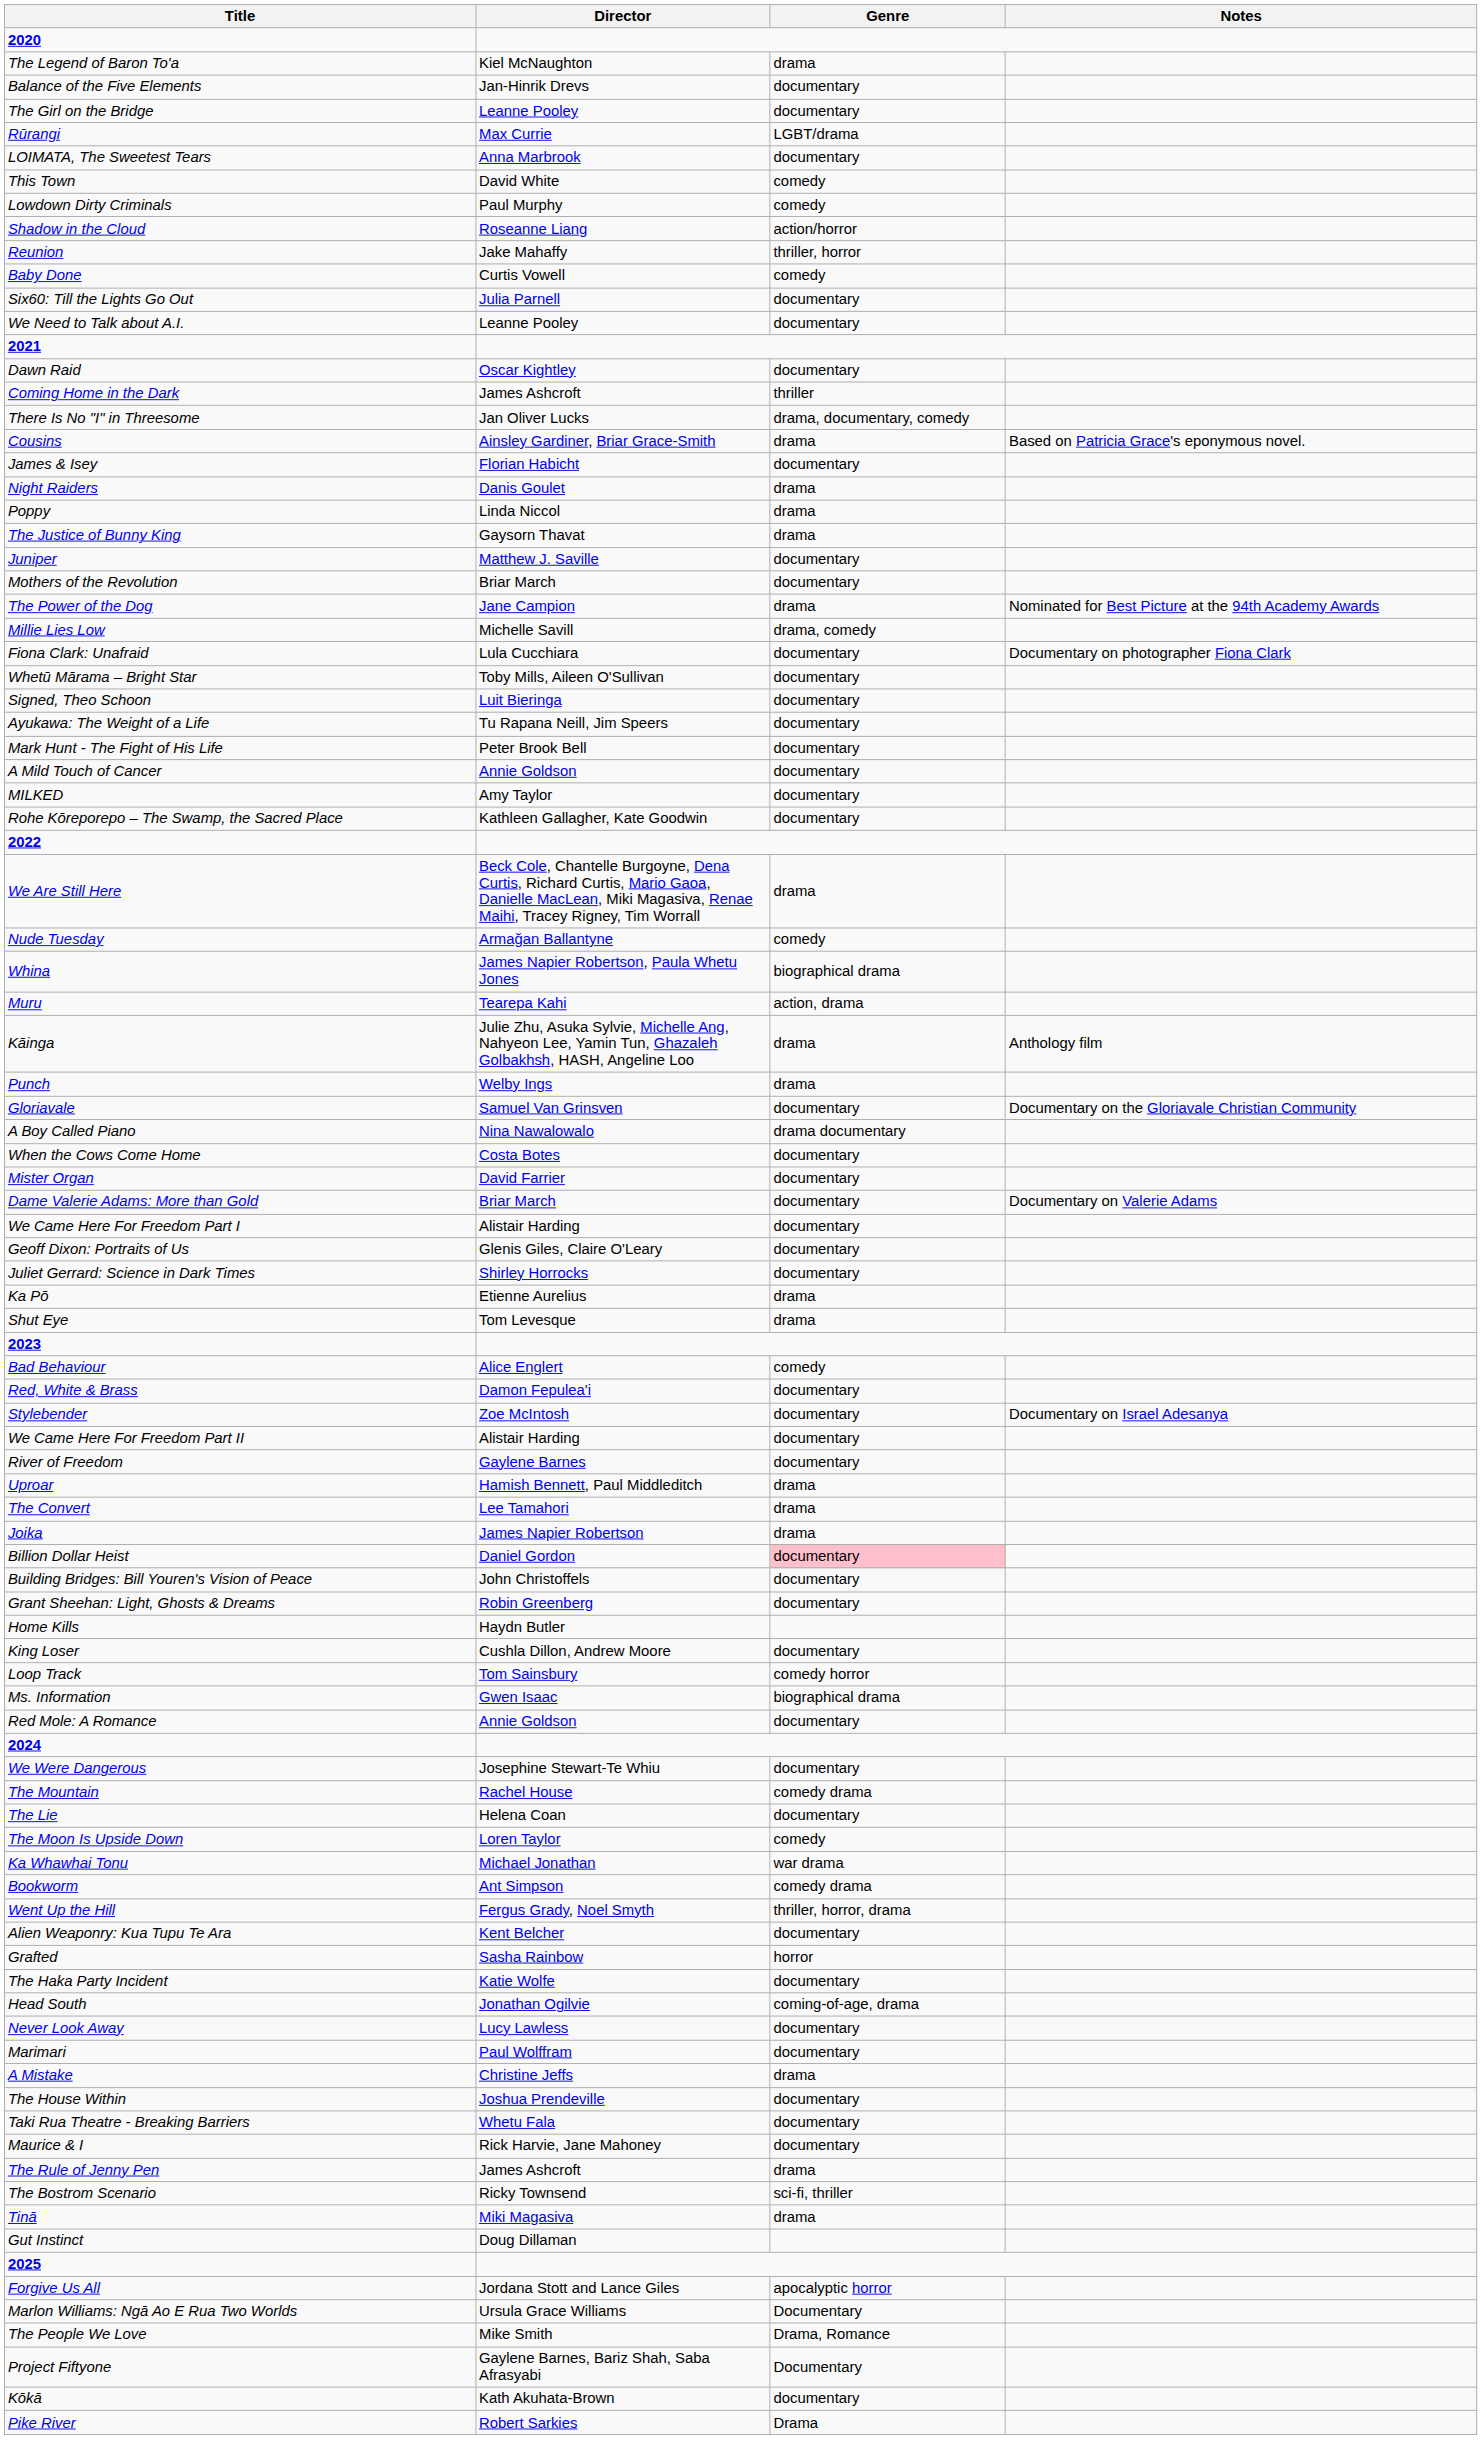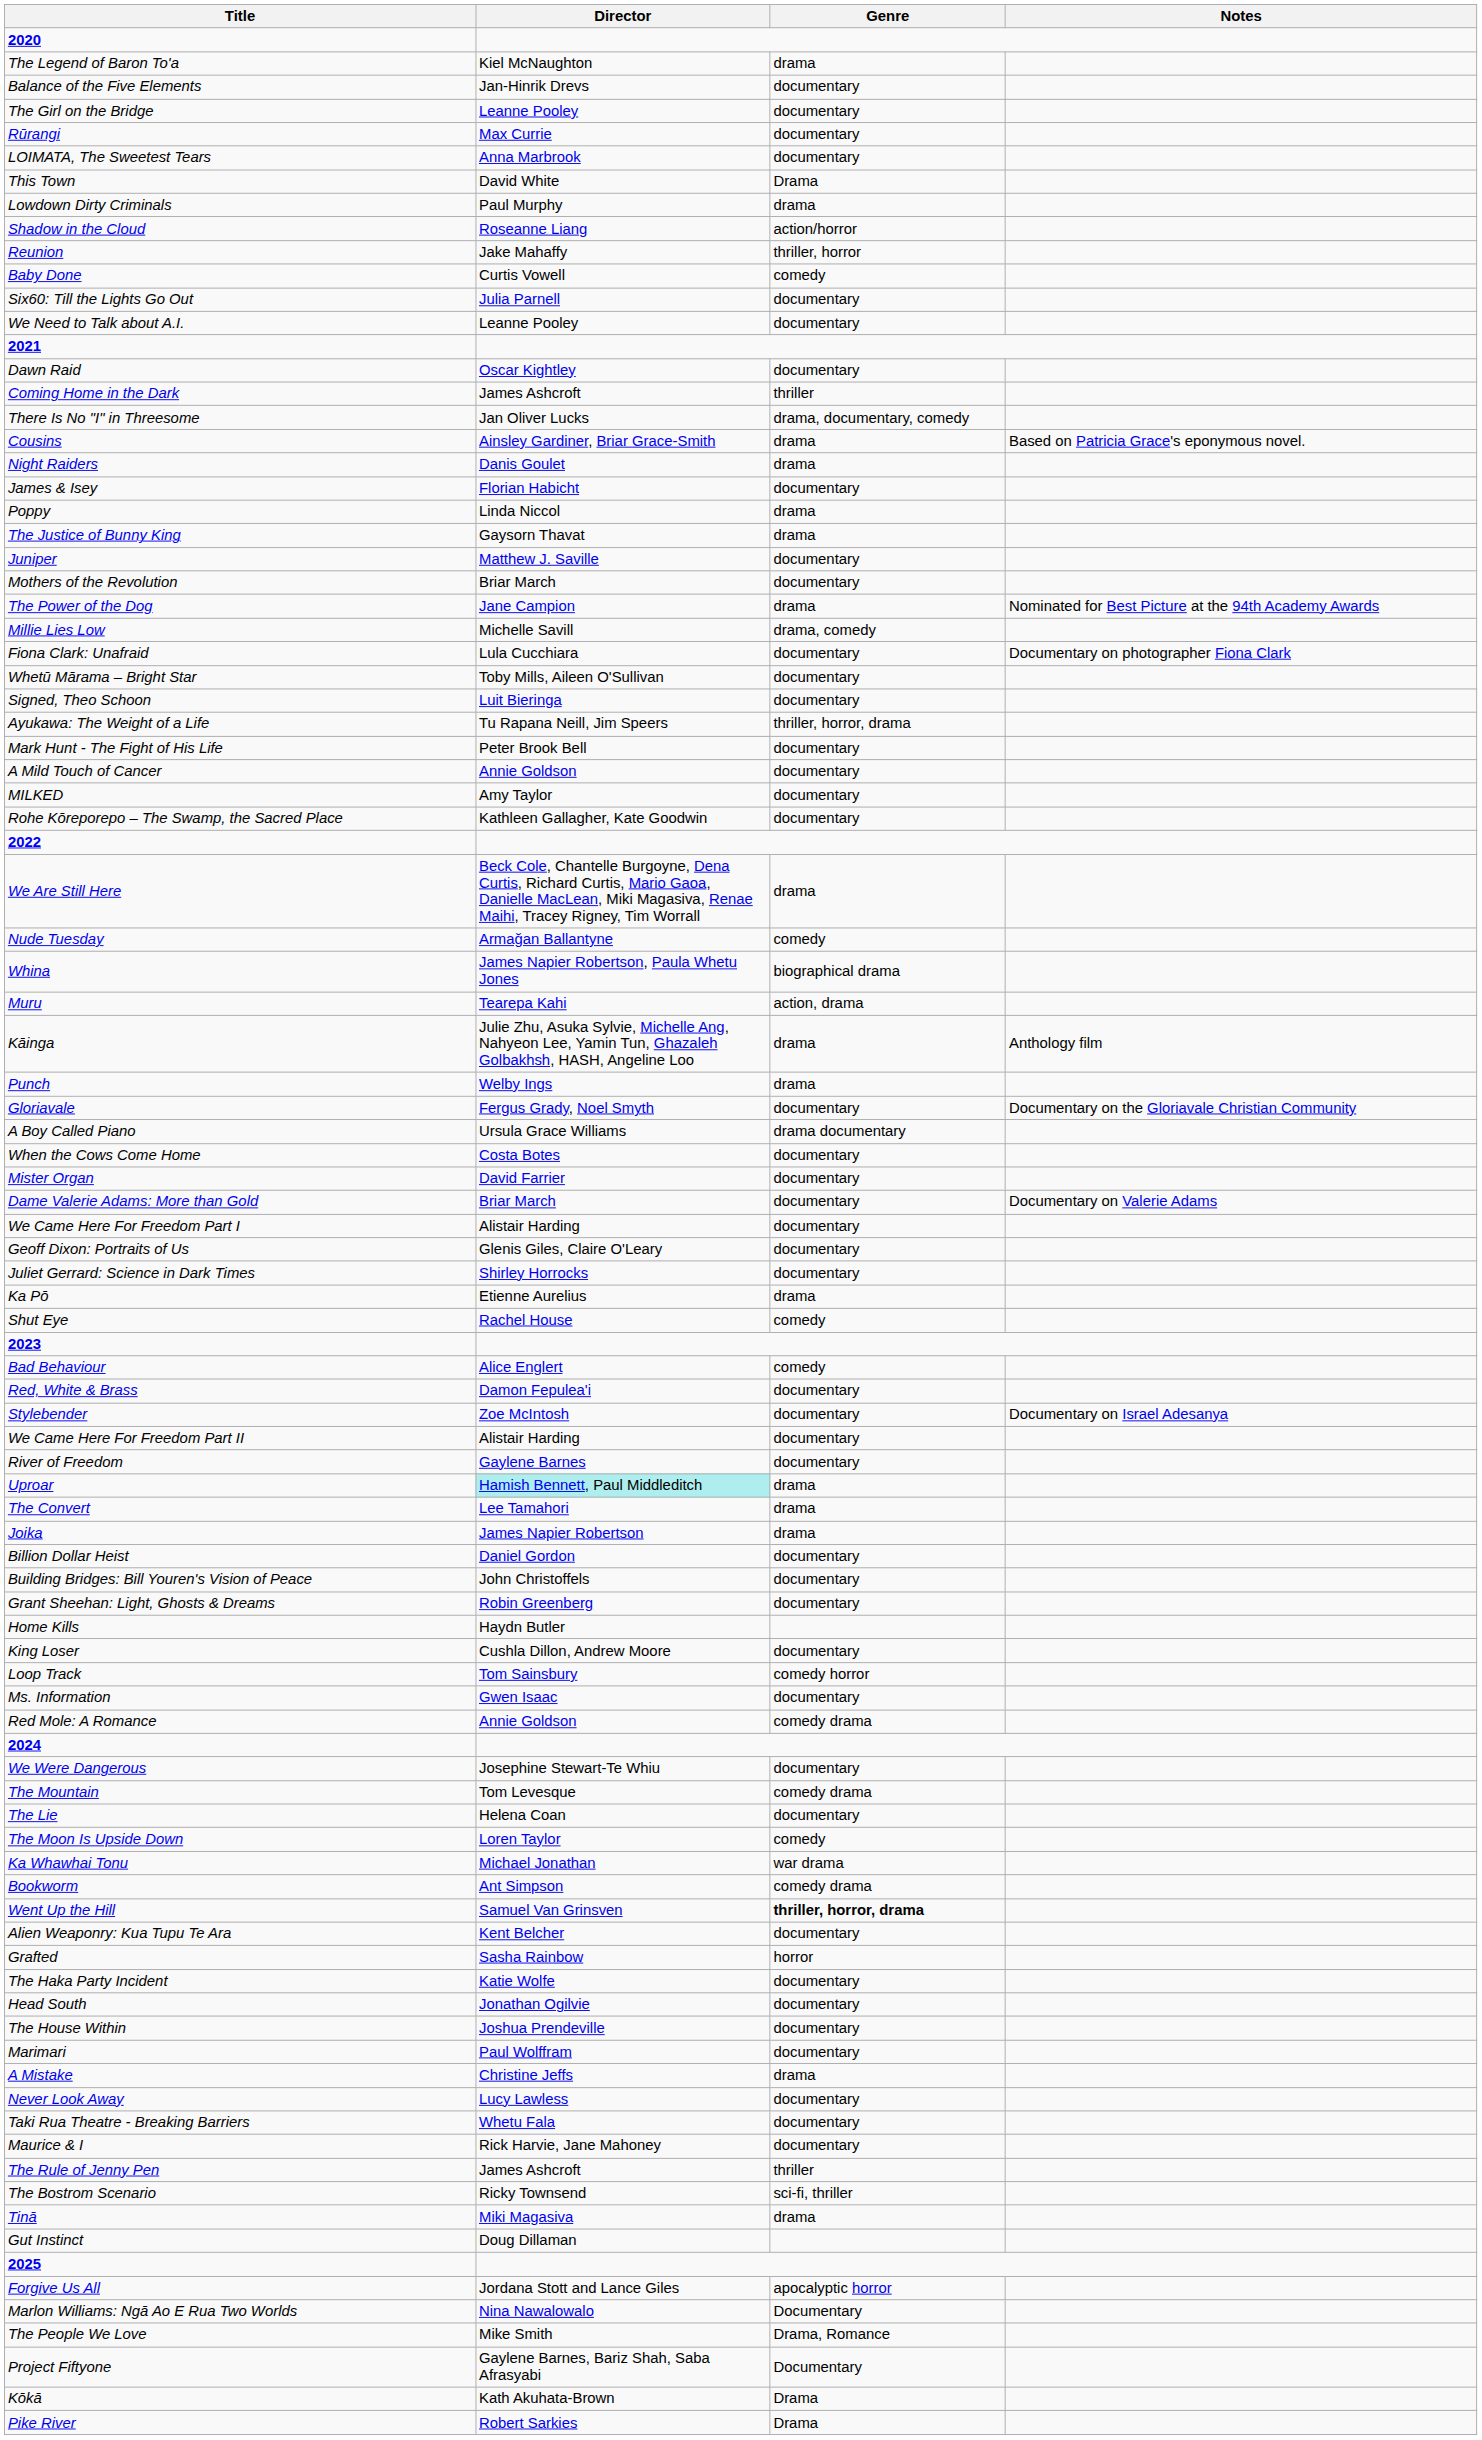(816, 134) LGBT/drama -> (816, 134) documentary
(799, 181) comedy -> (796, 181) Drama
(799, 205) comedy -> (795, 205) drama
rows swapped: (53, 488) <-> (53, 464)
(816, 724) documentary -> (842, 724) thriller, horror, drama
(551, 1107) Samuel Van Grinsven -> (567, 1107) Fergus Grady, Noel Smyth
(536, 1131) Nina Nawalowalo -> (553, 1131) Ursula Grace Williams
(527, 1320) Tom Levesque -> (526, 1320) Rachel House
(795, 1320) drama -> (799, 1320) comedy
(591, 1485) no background -> (591, 1485) paleturquoise background
(816, 1556) pink background -> (816, 1556) no background
(837, 1697) biographical drama -> (816, 1697) documentary
(816, 1721) documentary -> (823, 1721) comedy drama
(526, 1792) Rachel House -> (527, 1792) Tom Levesque
(567, 1910) Fergus Grady, Noel Smyth -> (551, 1910) Samuel Van Grinsven
(842, 1910) normal -> (849, 1910) bold
(846, 2004) coming-of-age, drama -> (816, 2004) documentary
rows swapped: (67, 2099) <-> (66, 2028)
(795, 2169) drama -> (794, 2169) thriller
(553, 2311) Ursula Grace Williams -> (536, 2311) Nina Nawalowalo
(816, 2398) documentary -> (796, 2398) Drama
